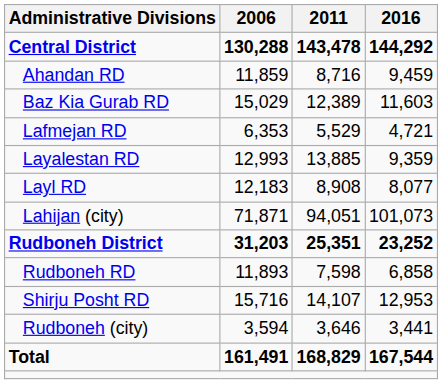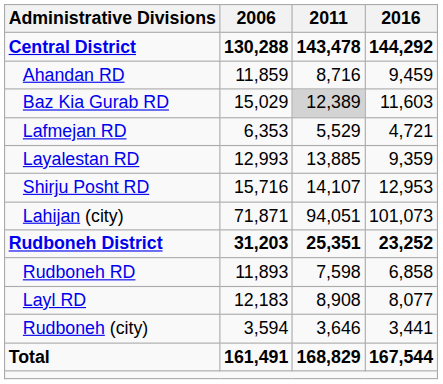(334, 103) no background -> (334, 103) lightgrey background
rows swapped: (54, 187) <-> (86, 300)
